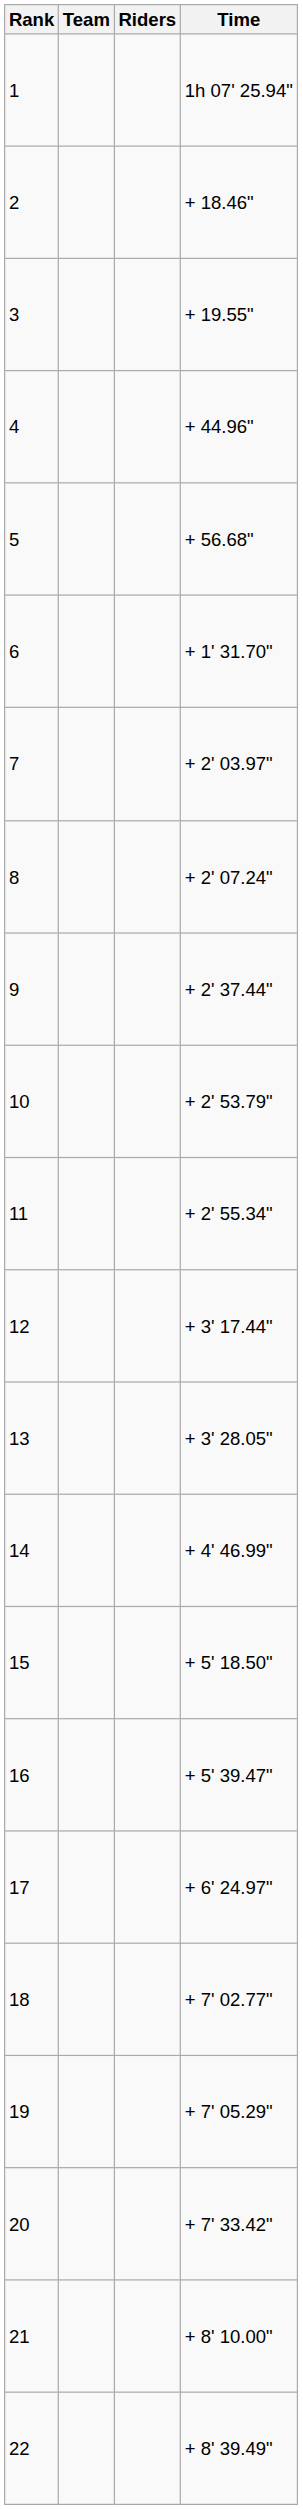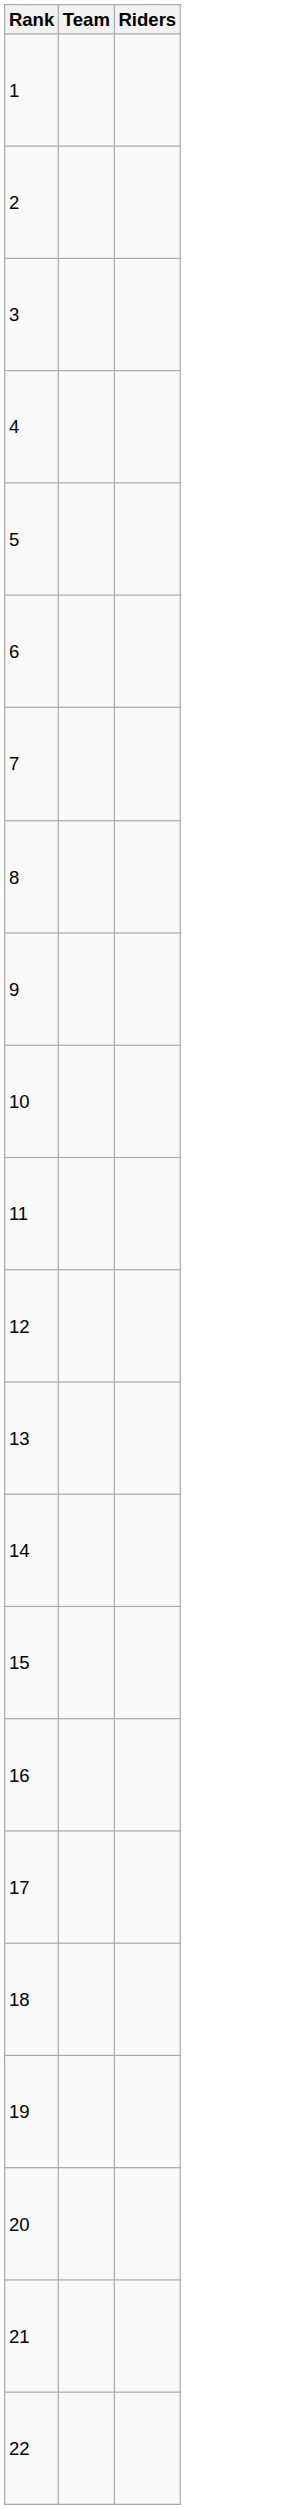- column: (239, 19)
